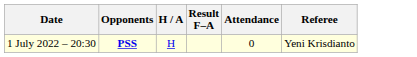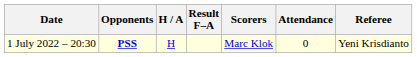+ column: (249, 19)
